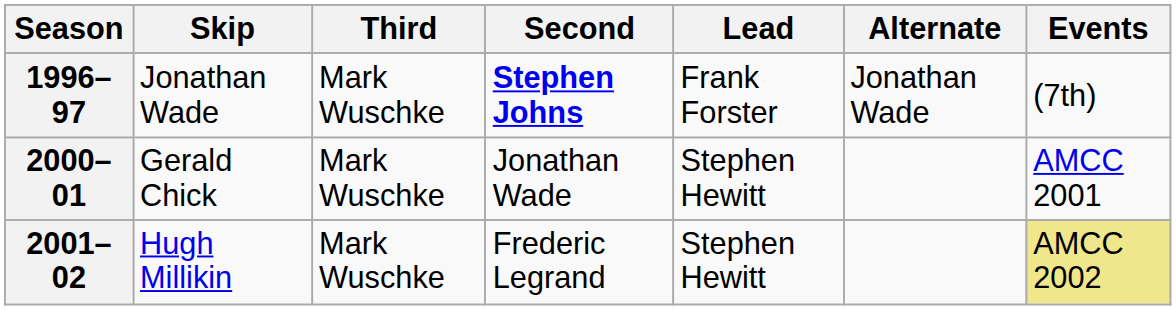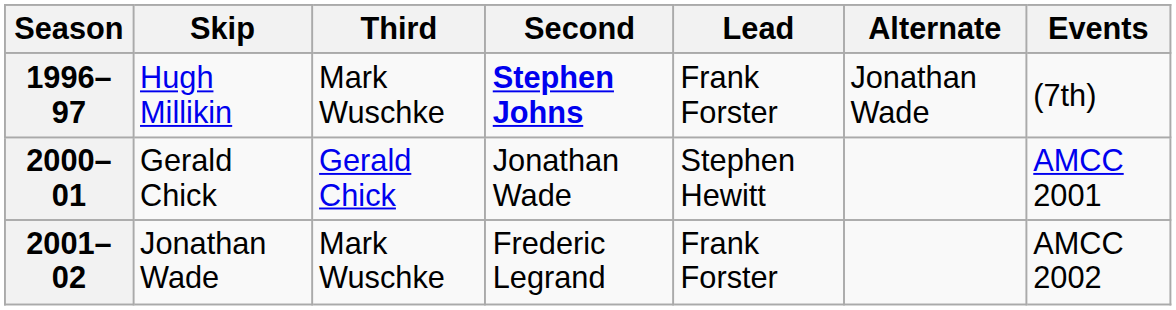(203, 94) Jonathan Wade -> (186, 94) Hugh Millikin
(382, 178) Mark Wuschke -> (365, 178) Gerald Chick
(186, 261) Hugh Millikin -> (203, 261) Jonathan Wade
(738, 261) Stephen Hewitt -> (729, 261) Frank Forster
(1078, 261) khaki background -> (1078, 261) no background
